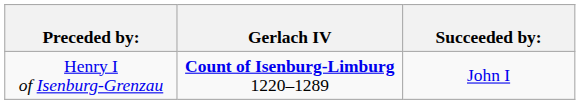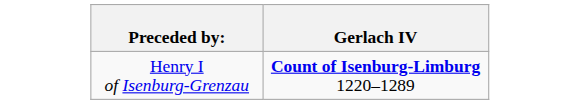- column: (489, 37)
